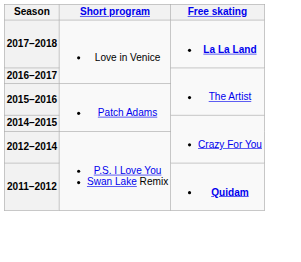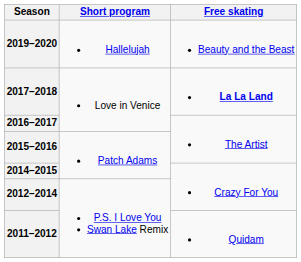+ row: (32, 44)
(217, 192) bold -> (234, 240) normal
